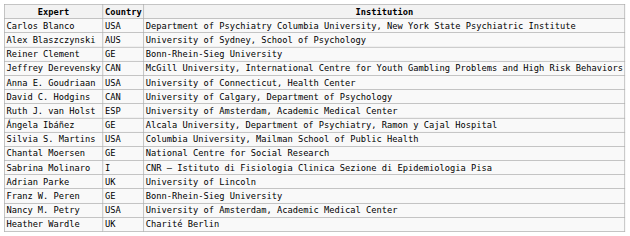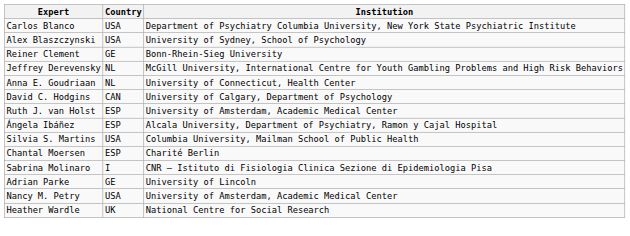(113, 40) AUS -> (113, 40) USA
(113, 68) CAN -> (110, 68) NL
(113, 82) USA -> (110, 82) NL
(110, 125) GE -> (113, 125) ESP
(110, 153) GE -> (113, 153) ESP
(238, 153) National Centre for Social Research -> (183, 153) Charité Berlin
(110, 182) UK -> (110, 182) GE
- row: (43, 196)
(183, 224) Charité Berlin -> (238, 210) National Centre for Social Research
